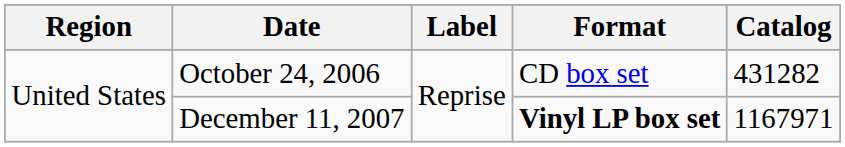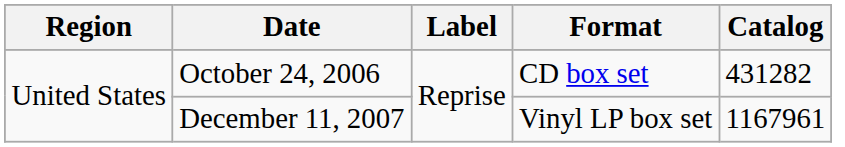(620, 118) bold -> (616, 118) normal
(783, 118) 1167971 -> (775, 118) 1167961
